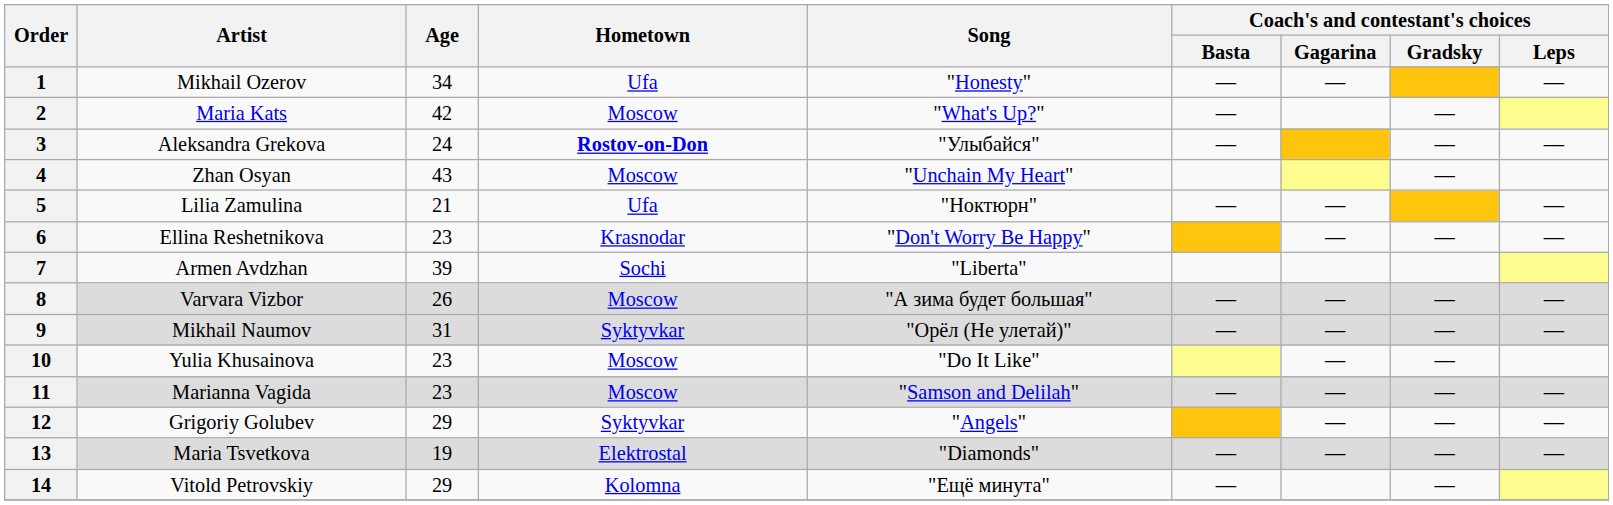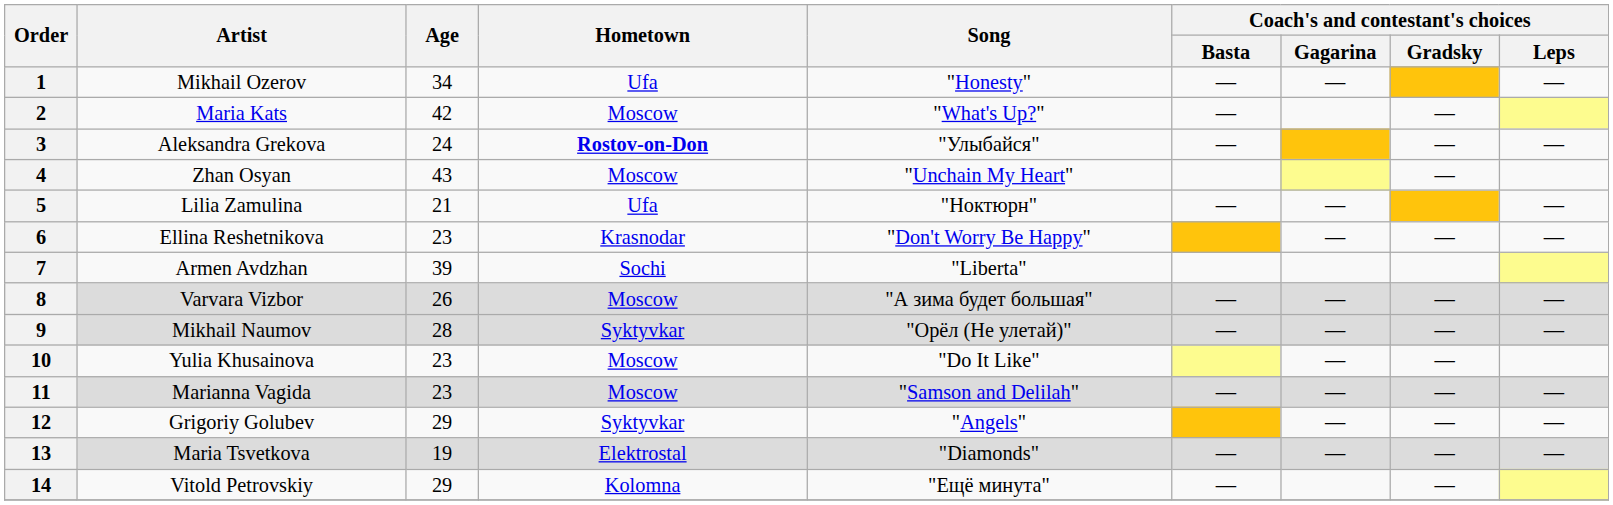(442, 330) 31 -> (442, 330) 28
